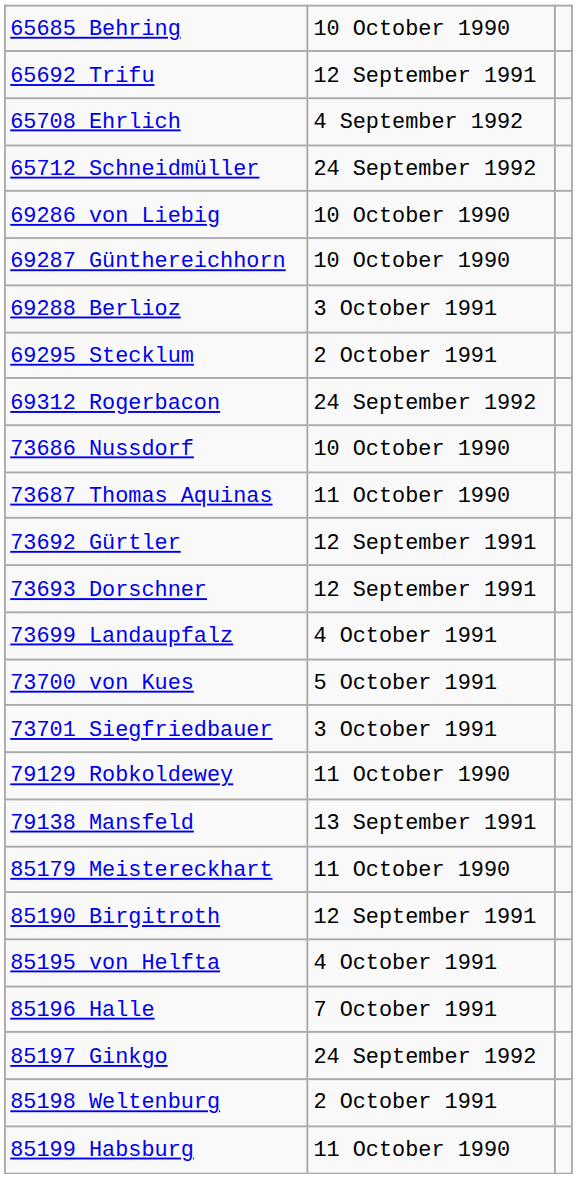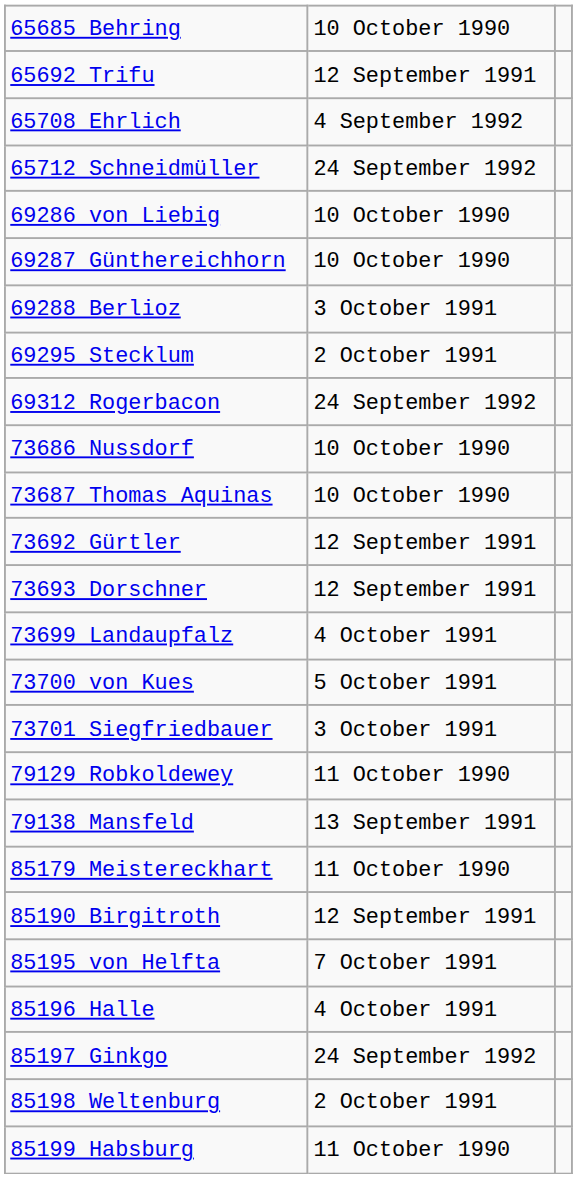(412, 495) 11 October 1990 -> (412, 495) 10 October 1990
(405, 962) 4 October 1991 -> (405, 962) 7 October 1991
(405, 1009) 7 October 1991 -> (405, 1009) 4 October 1991
